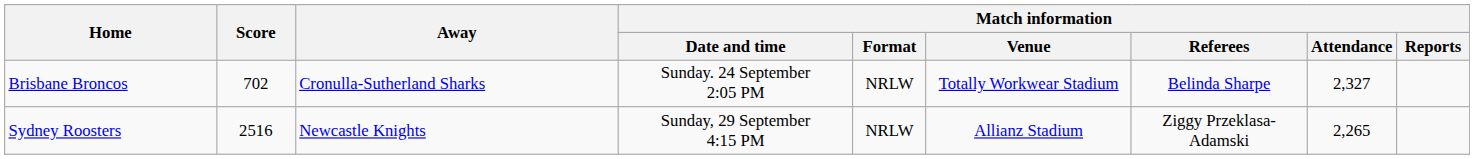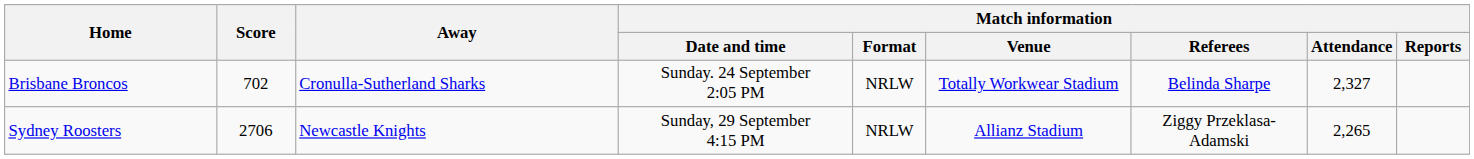(256, 130) 2516 -> (256, 130) 2706
